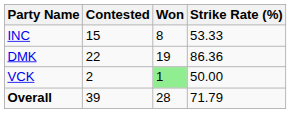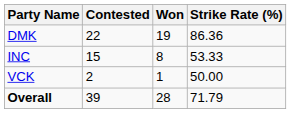rows swapped: (22, 56) <-> (19, 35)
(160, 77) lightgreen background -> (160, 77) no background
